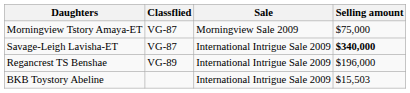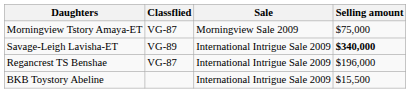(162, 46) VG-87 -> (162, 46) VG-89
(162, 63) VG-89 -> (162, 63) VG-87
(353, 79) $15,503 -> (353, 79) $15,500
